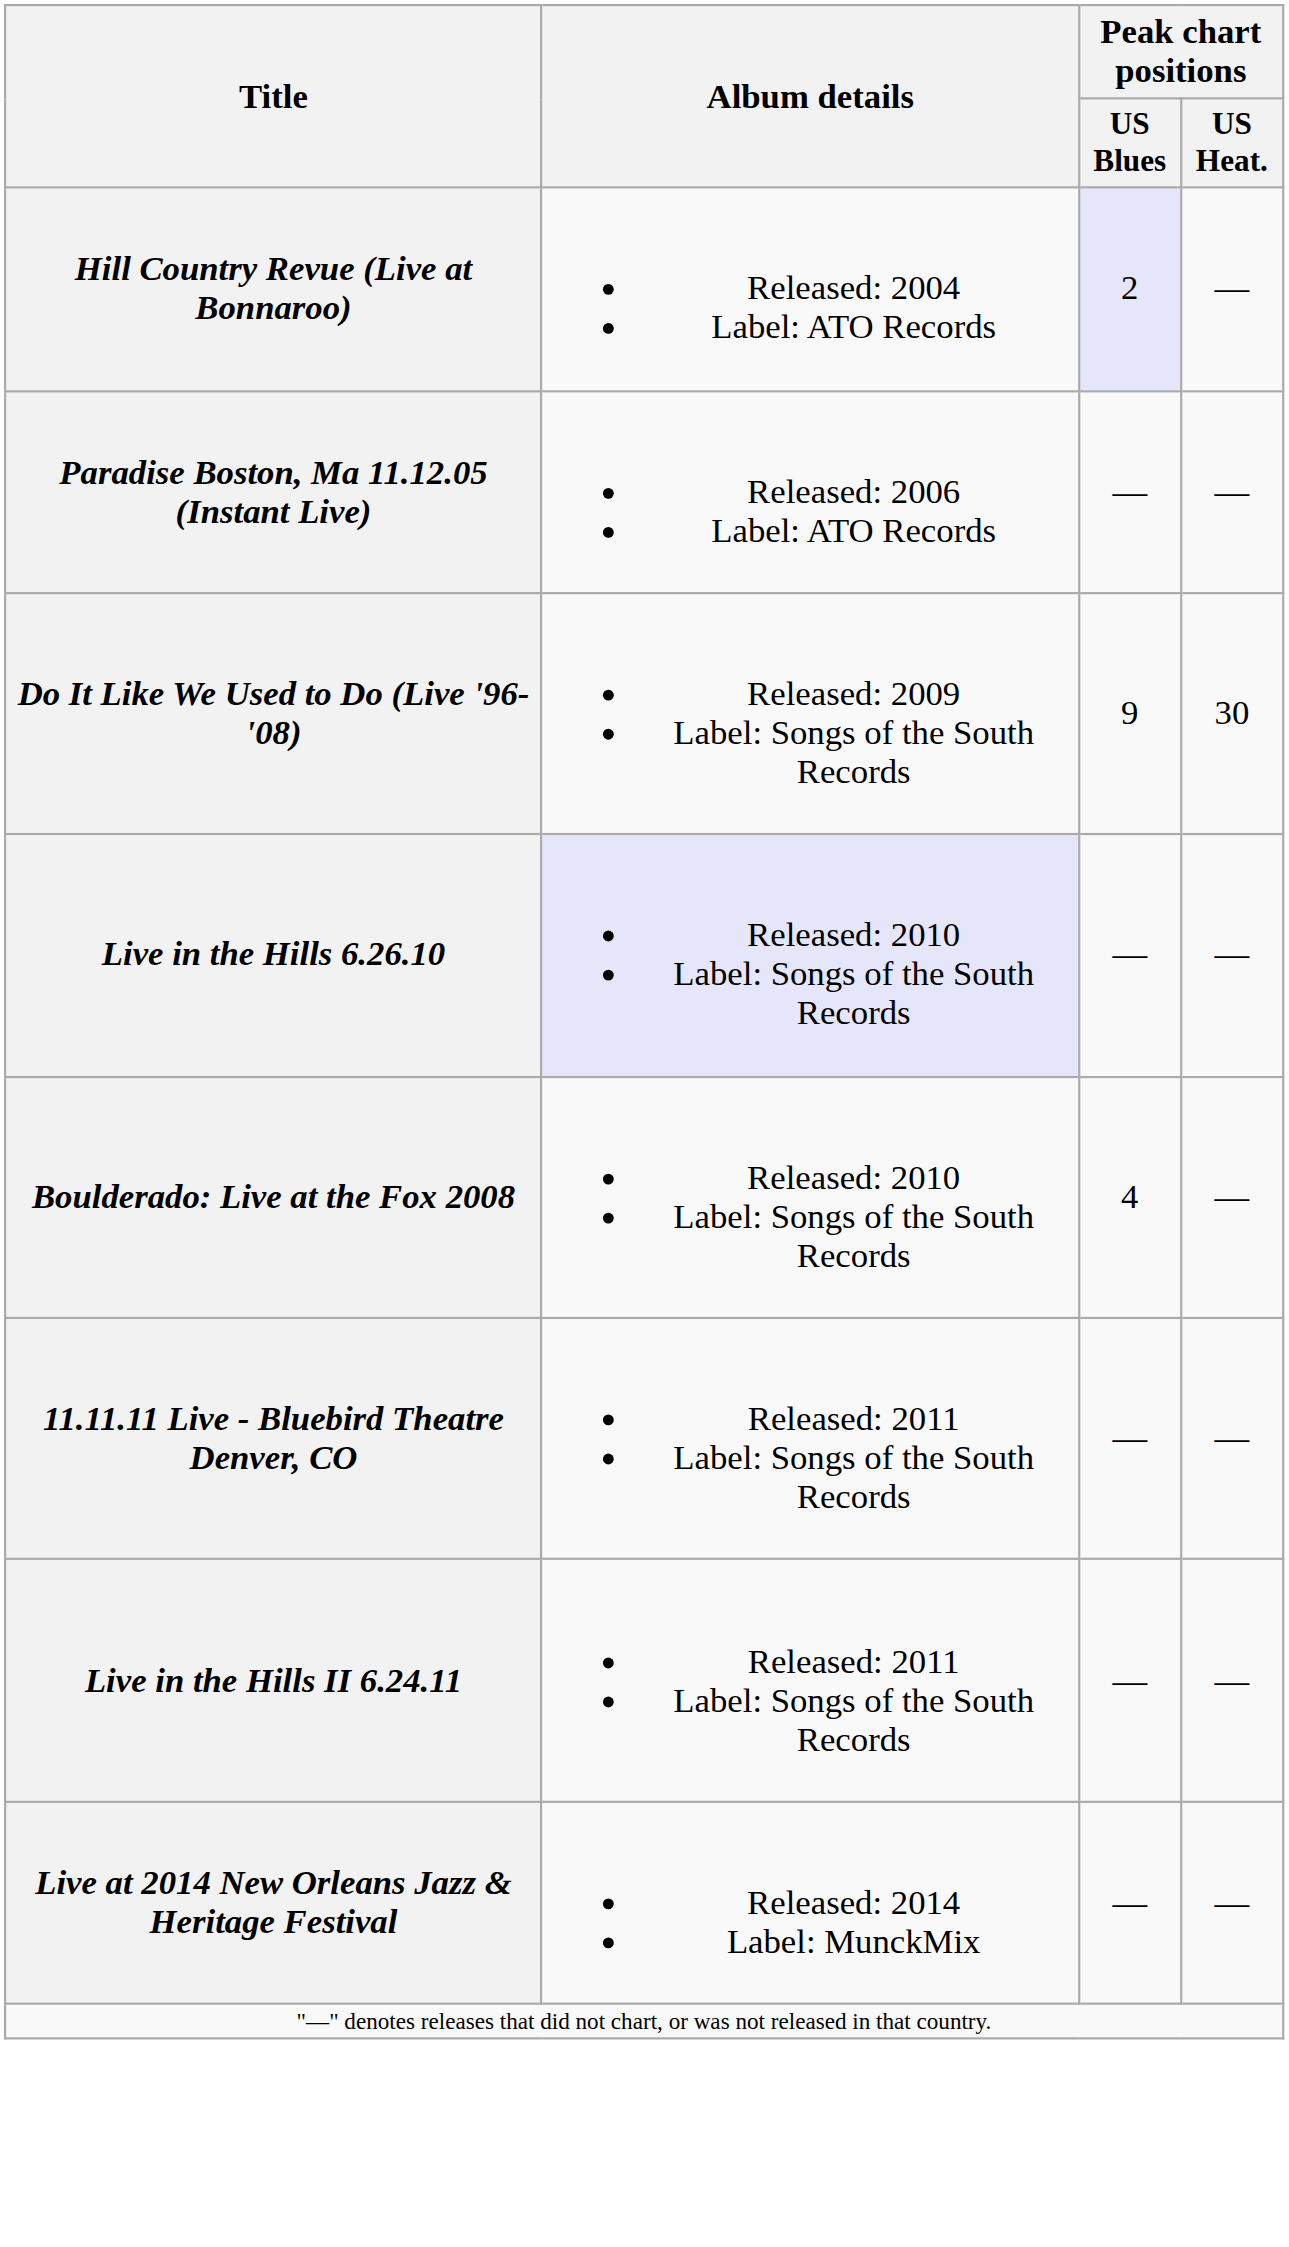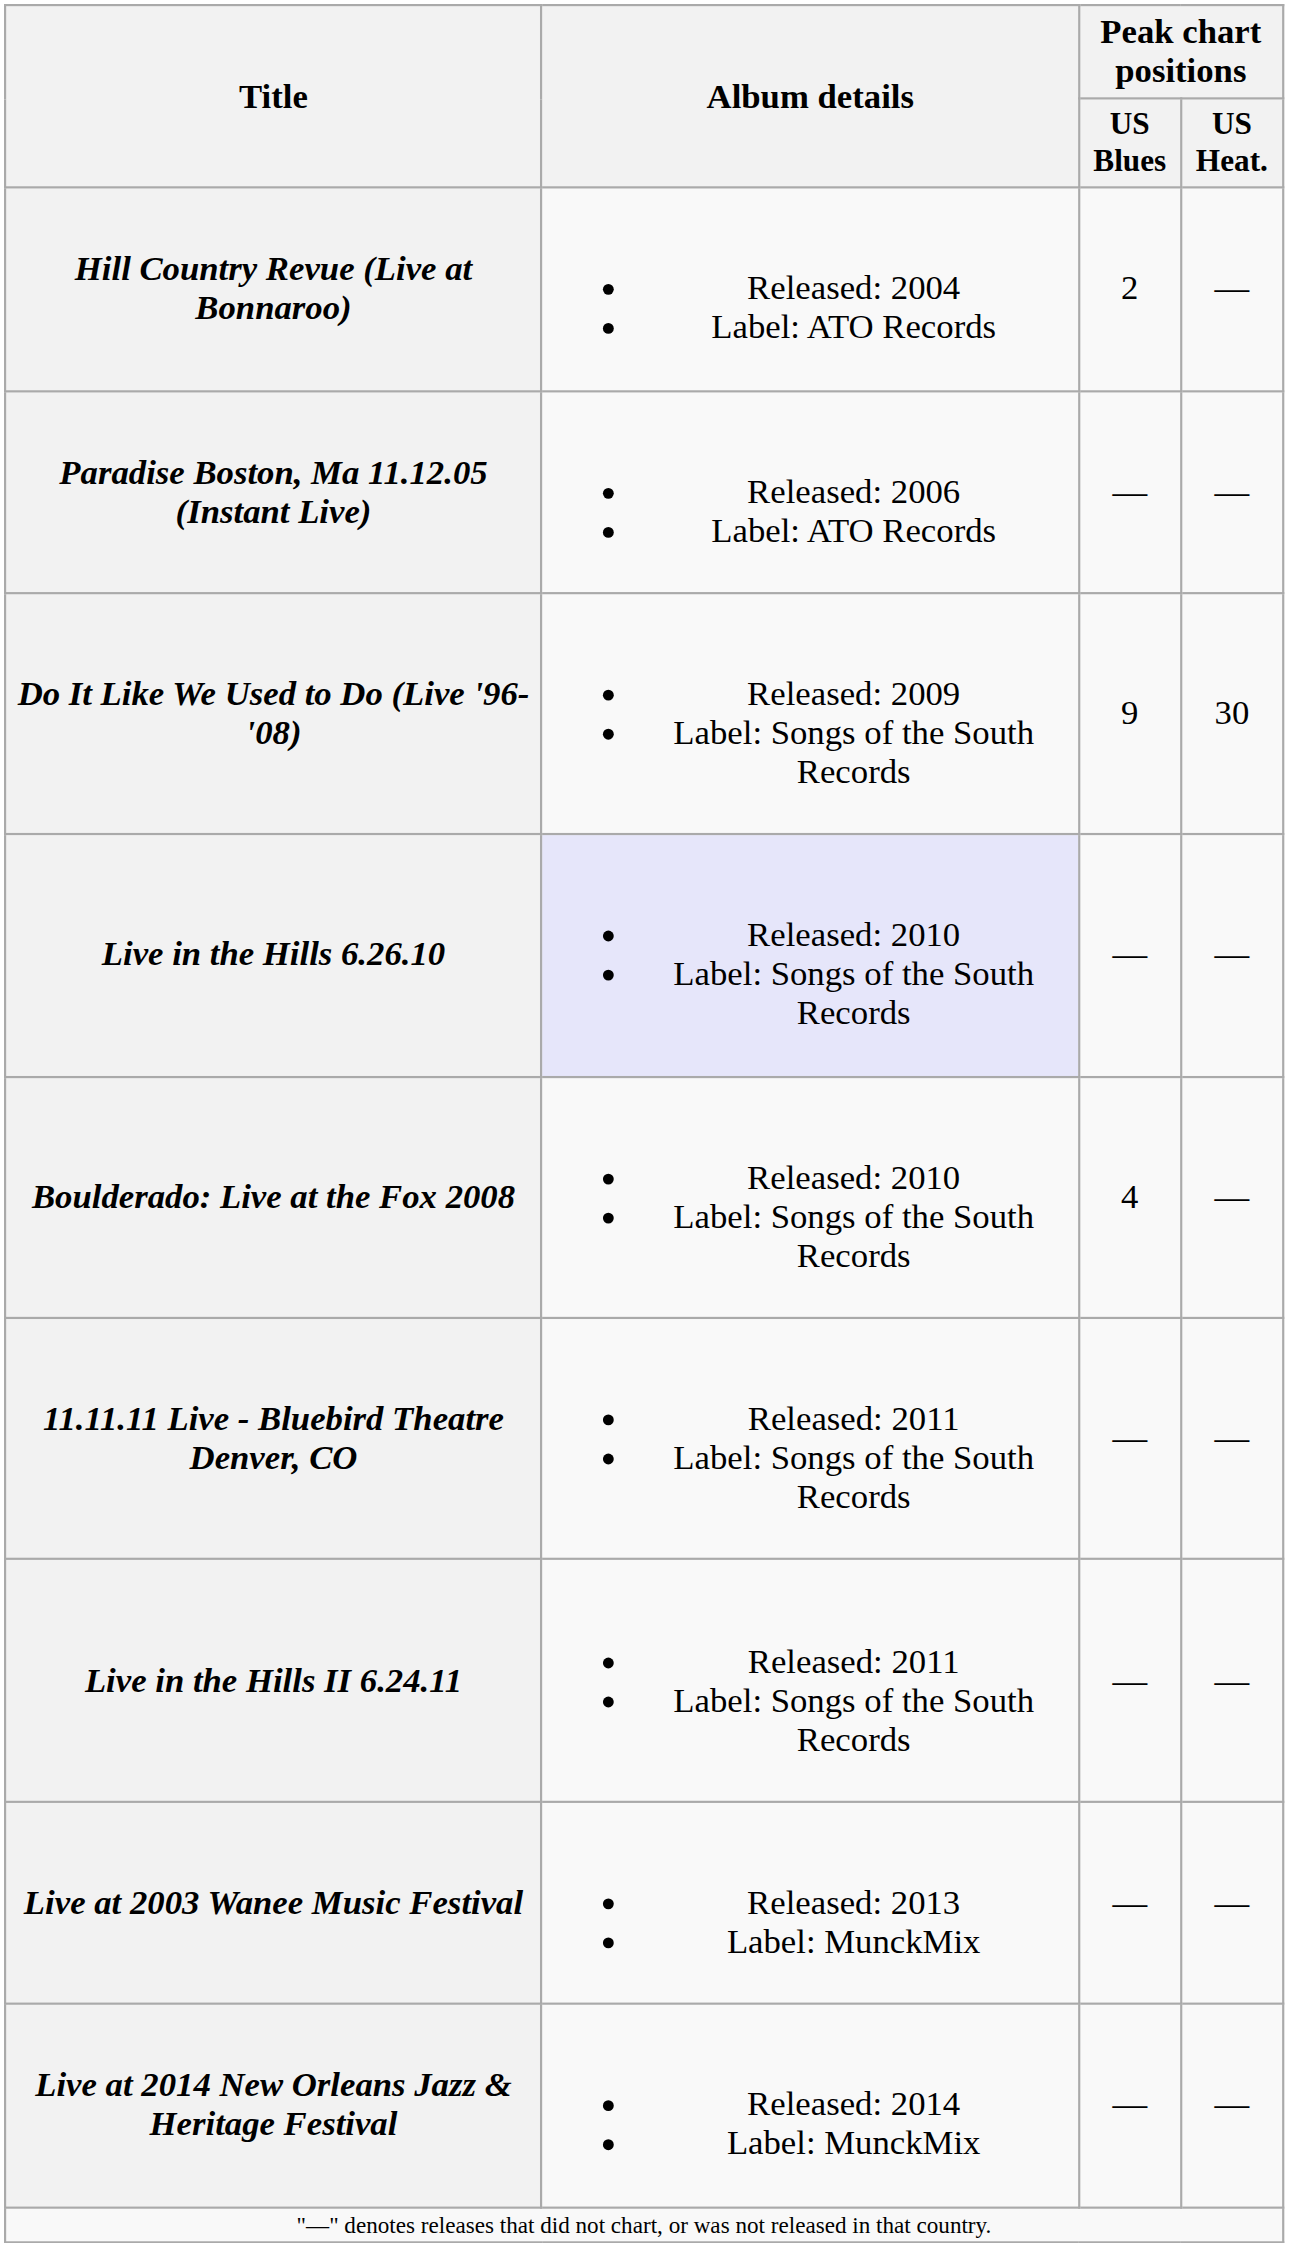(1130, 288) lavender background -> (1130, 288) no background
+ row: (273, 1902)
